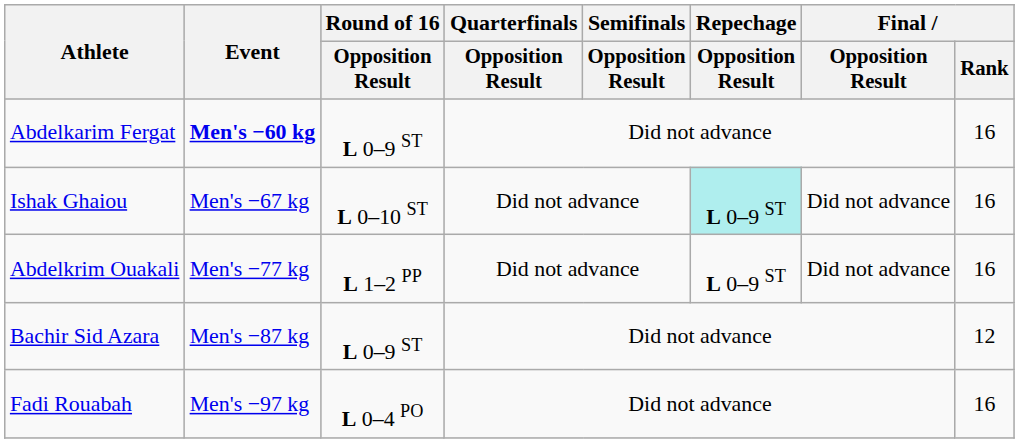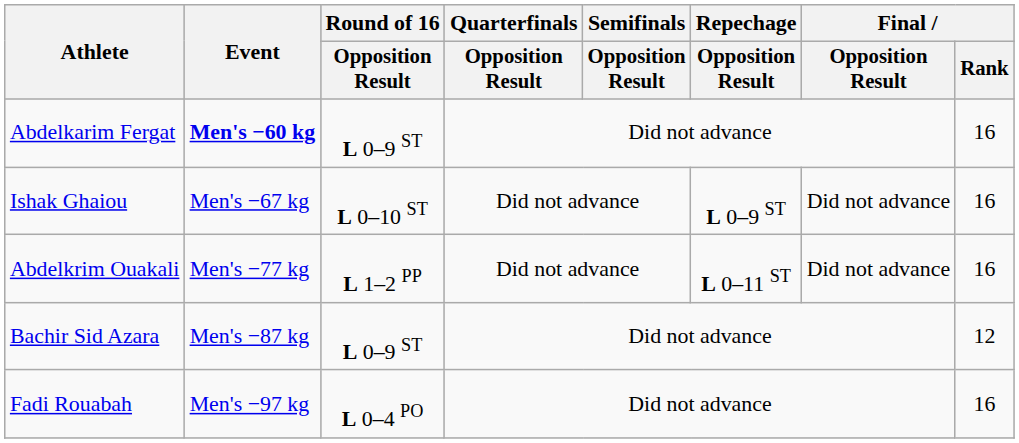(746, 213) paleturquoise background -> (746, 213) no background
(746, 281) L 0–9 ST -> (746, 281) L 0–11 ST
